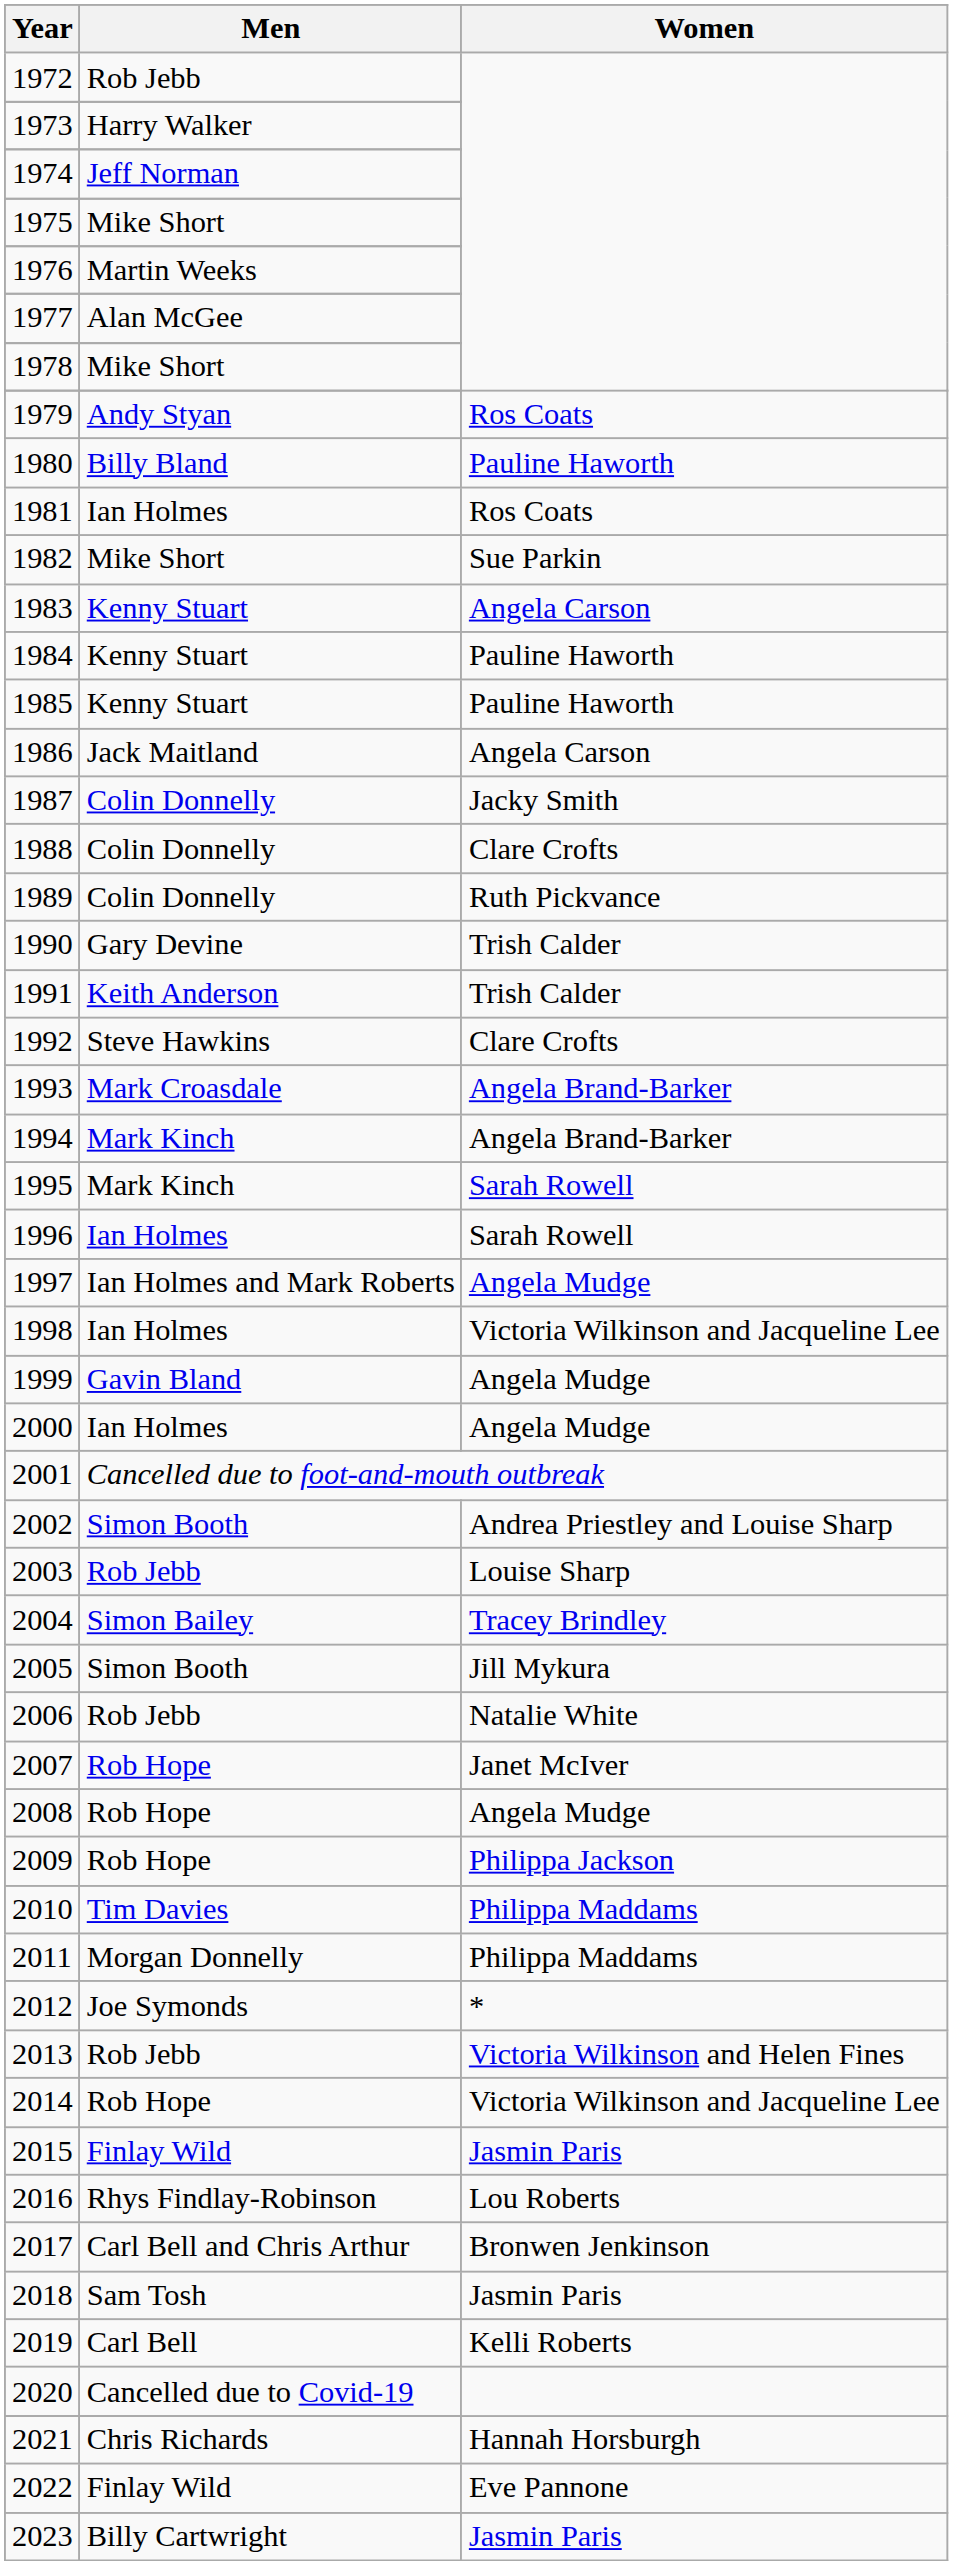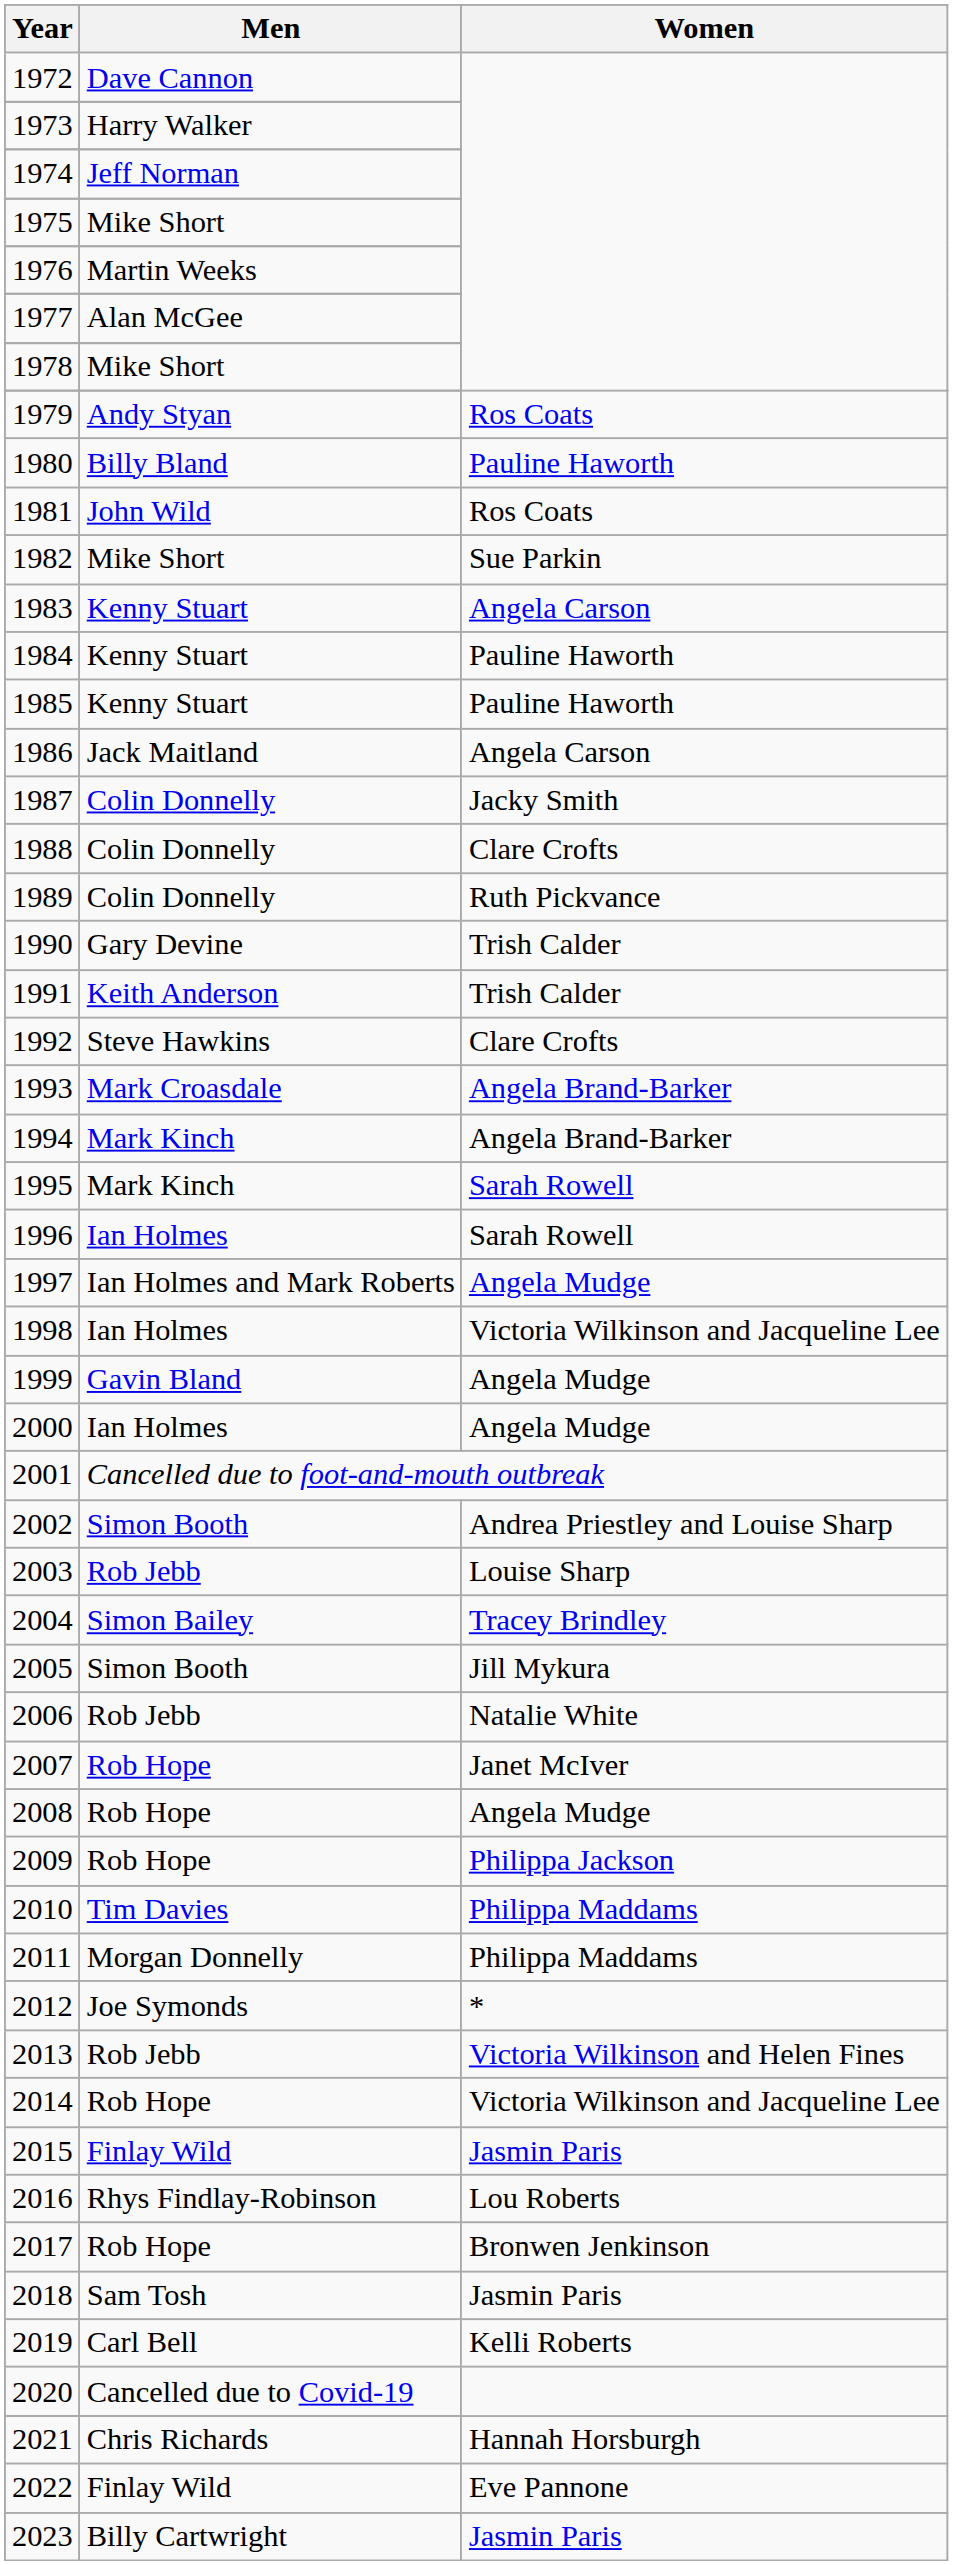(144, 76) Rob Jebb -> (170, 76) Dave Cannon
(157, 510) Ian Holmes -> (149, 510) John Wild
(248, 2246) Carl Bell and Chris Arthur -> (149, 2246) Rob Hope
